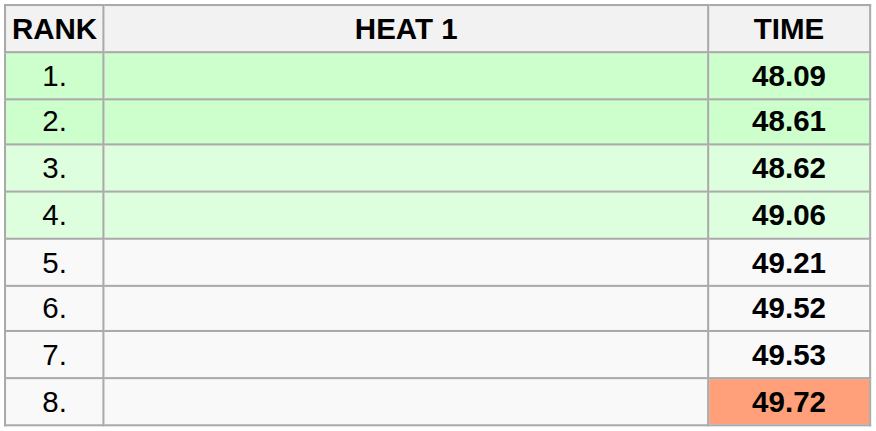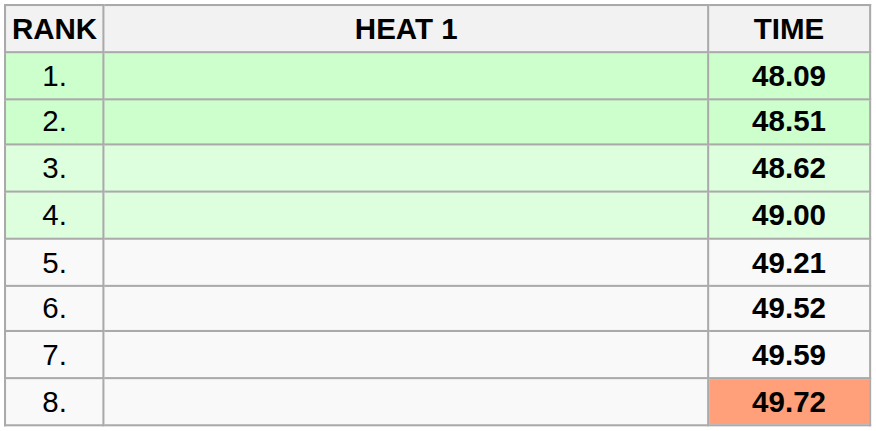(789, 122) 48.61 -> (789, 122) 48.51
(789, 215) 49.06 -> (789, 215) 49.00
(789, 355) 49.53 -> (789, 355) 49.59
